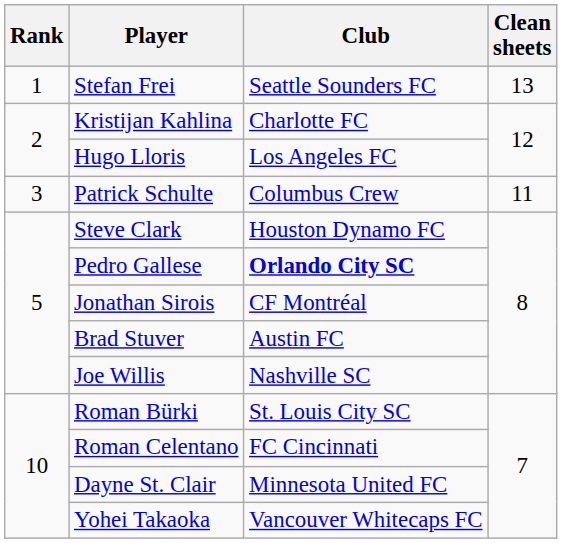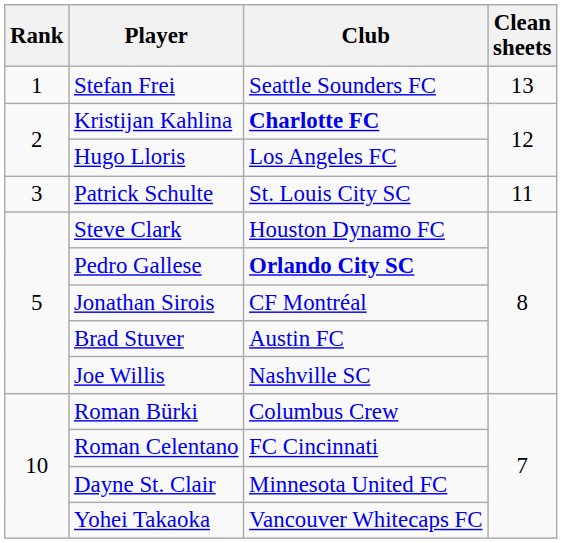(309, 120) normal -> (314, 120) bold
(324, 193) Columbus Crew -> (330, 193) St. Louis City SC
(330, 411) St. Louis City SC -> (324, 411) Columbus Crew
